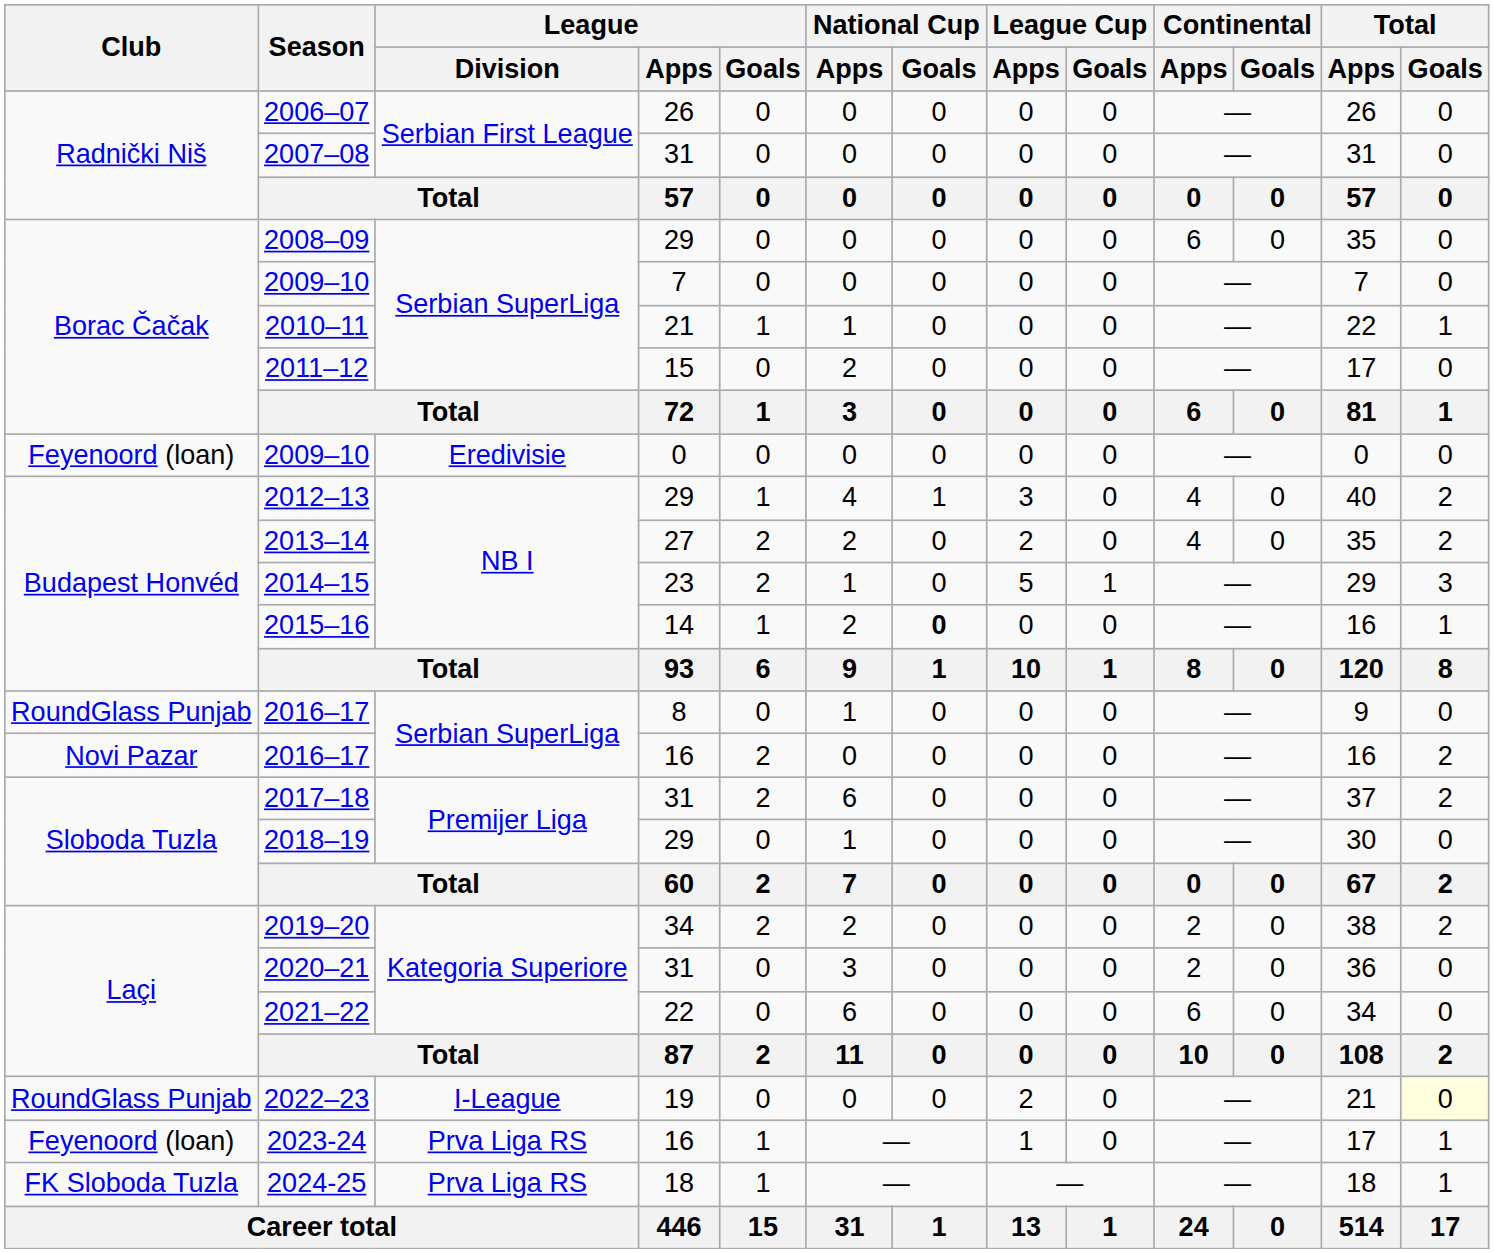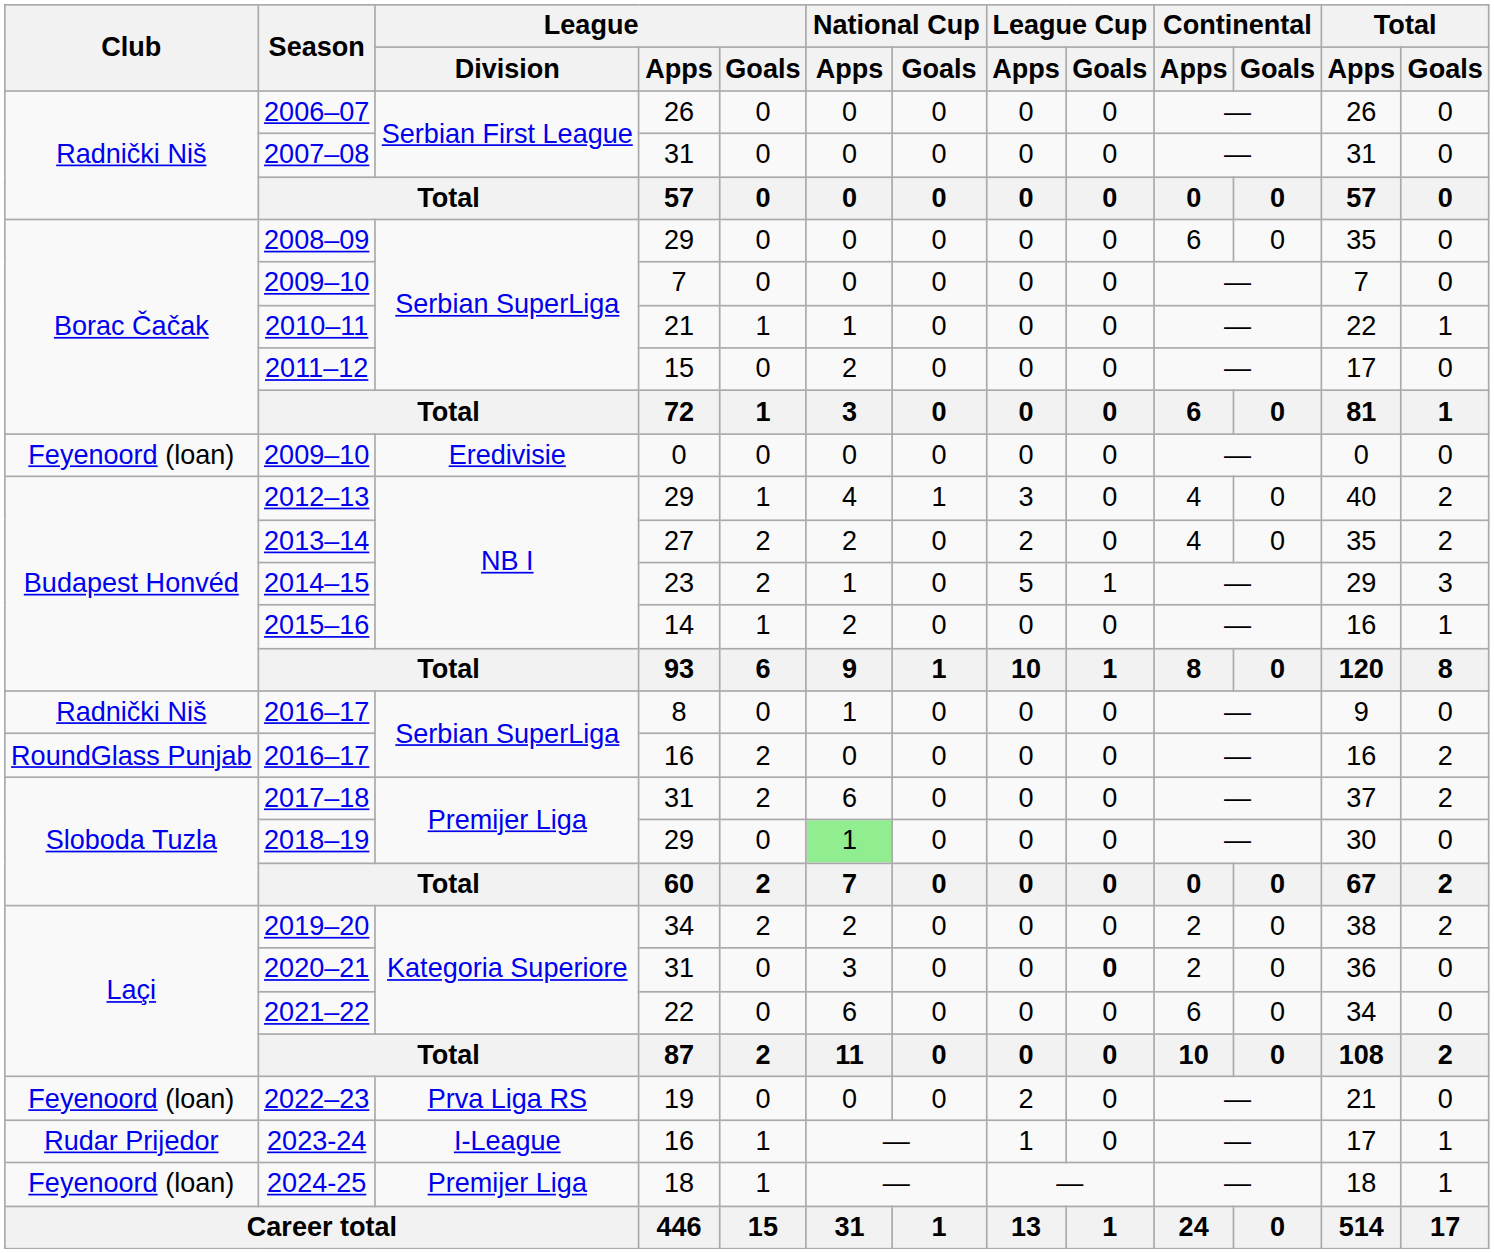(939, 626) bold -> (939, 626) normal
(131, 712) RoundGlass Punjab -> (131, 712) Radnički Niš
(131, 754) Novi Pazar -> (131, 754) RoundGlass Punjab
(850, 840) no background -> (850, 840) lightgreen background
(1110, 969) normal -> (1110, 969) bold
(131, 1098) RoundGlass Punjab -> (131, 1098) Feyenoord (loan)
(507, 1098) I-League -> (507, 1098) Prva Liga RS
(1445, 1098) lightyellow background -> (1445, 1098) no background
(131, 1140) Feyenoord (loan) -> (131, 1140) Rudar Prijedor
(507, 1140) Prva Liga RS -> (507, 1140) I-League
(131, 1183) FK Sloboda Tuzla -> (131, 1183) Feyenoord (loan)
(507, 1183) Prva Liga RS -> (507, 1183) Premijer Liga
